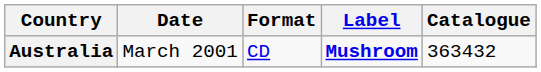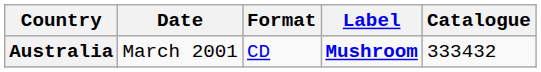(462, 52) 363432 -> (462, 52) 333432
